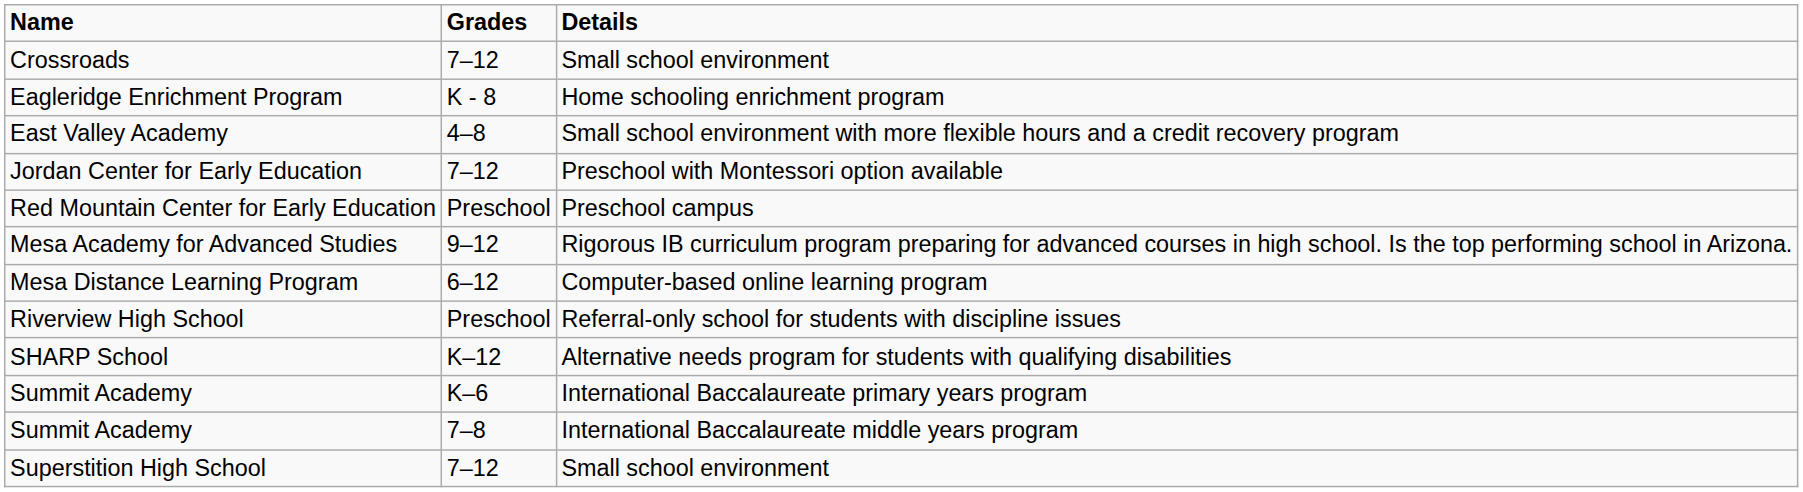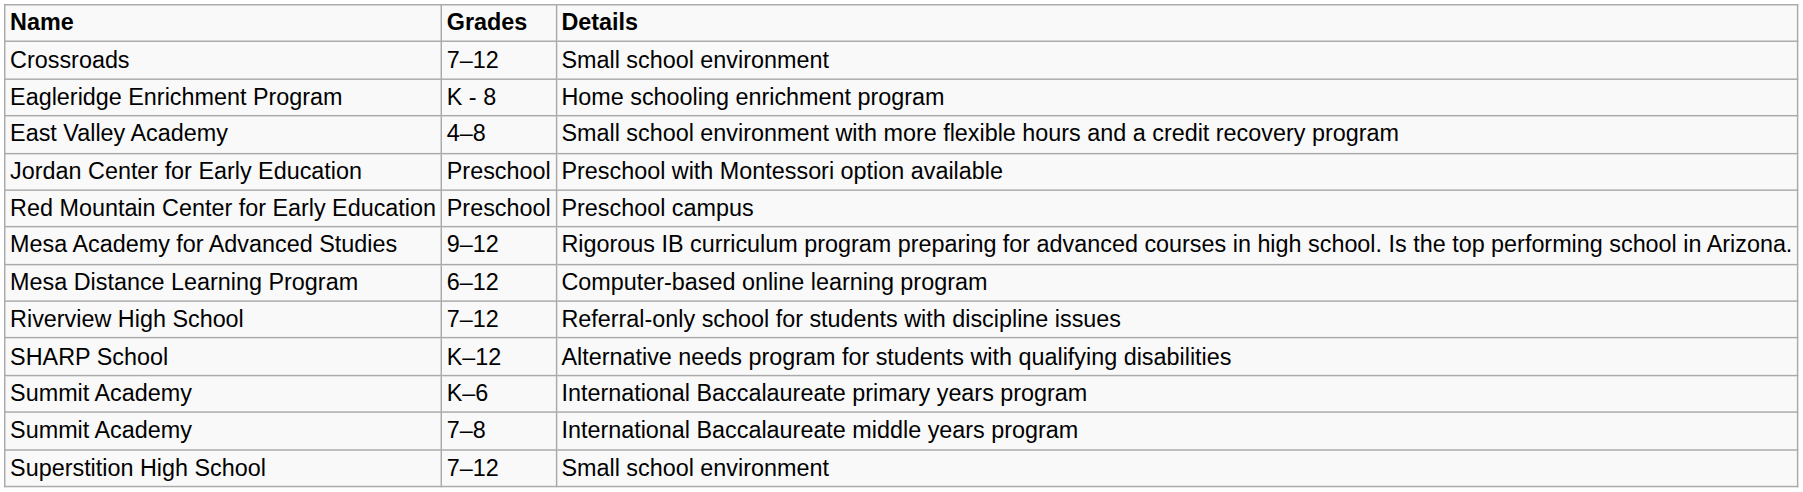(473, 171) 7–12 -> (499, 171) Preschool
(499, 319) Preschool -> (473, 319) 7–12
